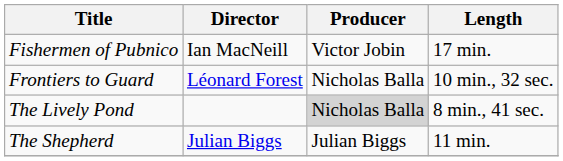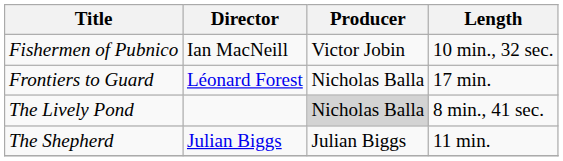(462, 49) 17 min. -> (493, 49) 10 min., 32 sec.
(493, 79) 10 min., 32 sec. -> (462, 79) 17 min.
